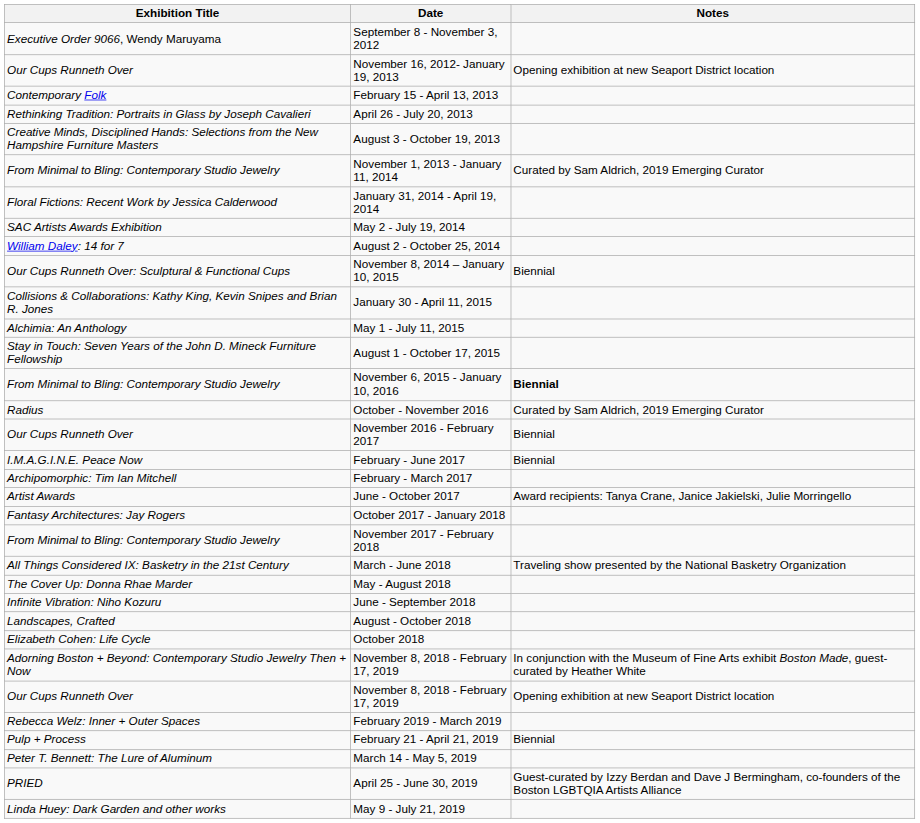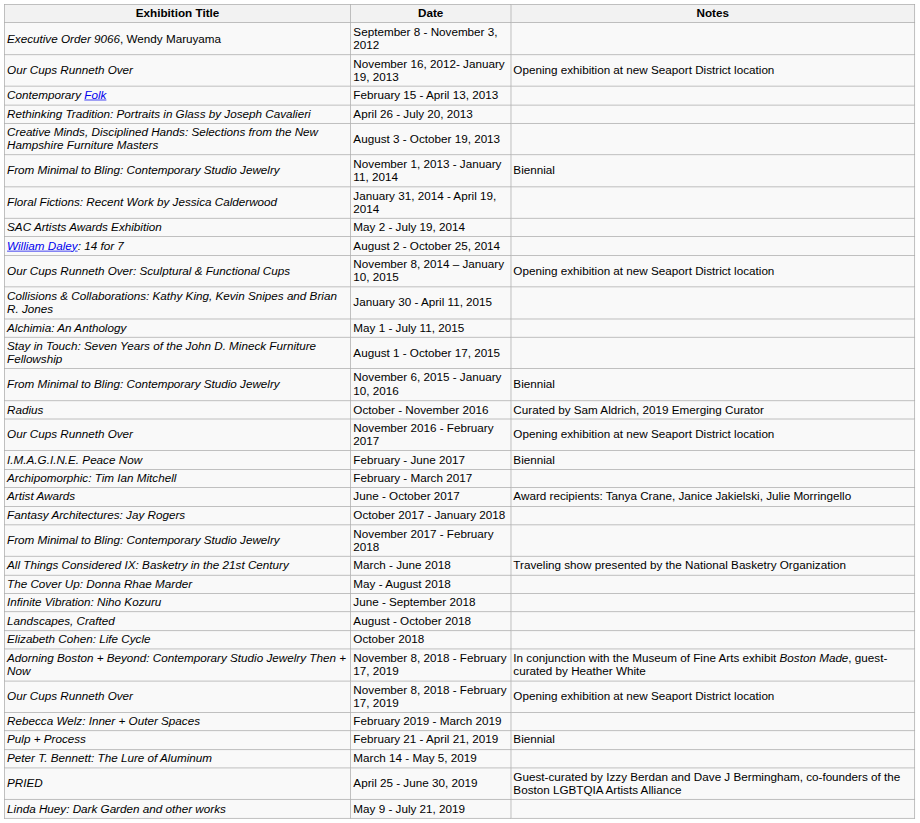(639, 170) Curated by Sam Aldrich, 2019 Emerging Curator -> (534, 170) Biennial
(534, 271) Biennial -> (644, 271) Opening exhibition at new Seaport District location
(536, 384) bold -> (534, 384) normal
(534, 434) Biennial -> (644, 434) Opening exhibition at new Seaport District location
